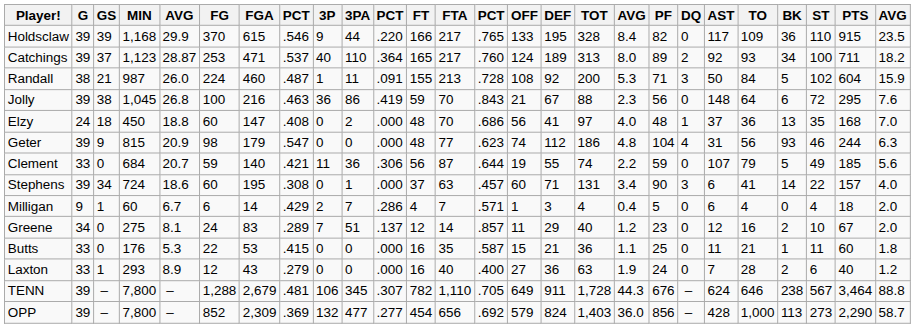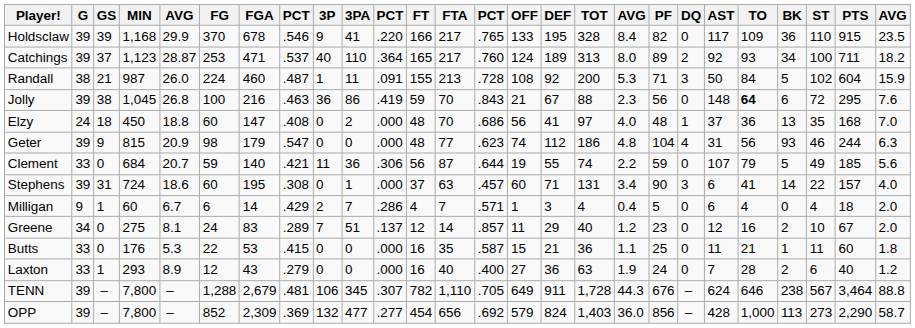(254, 36) 615 -> (254, 36) 678
(352, 36) 44 -> (352, 36) 41
(748, 100) normal -> (748, 100) bold
(104, 184) 34 -> (104, 184) 31
